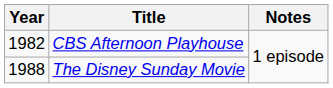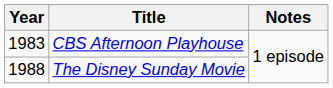(27, 43) 1982 -> (27, 43) 1983
